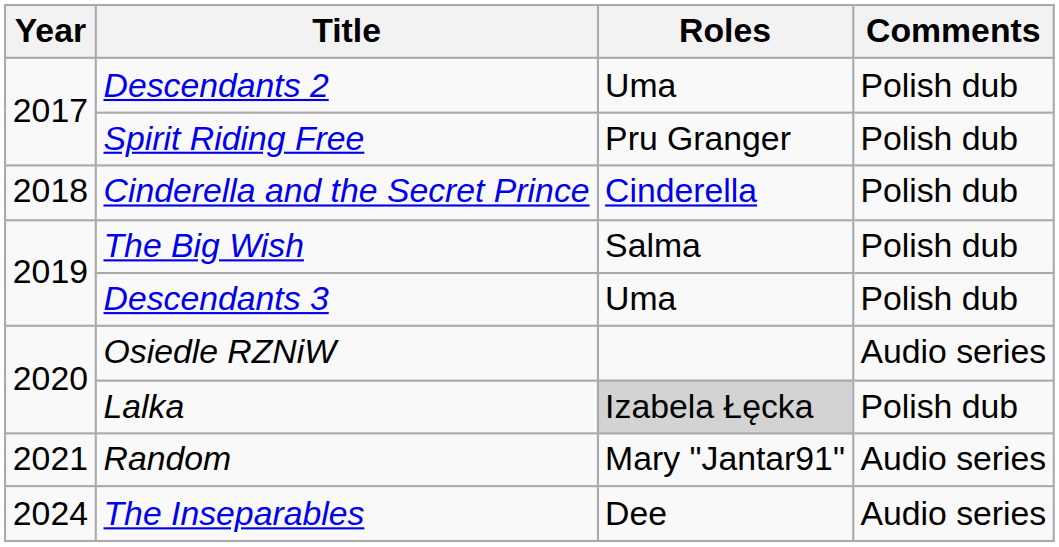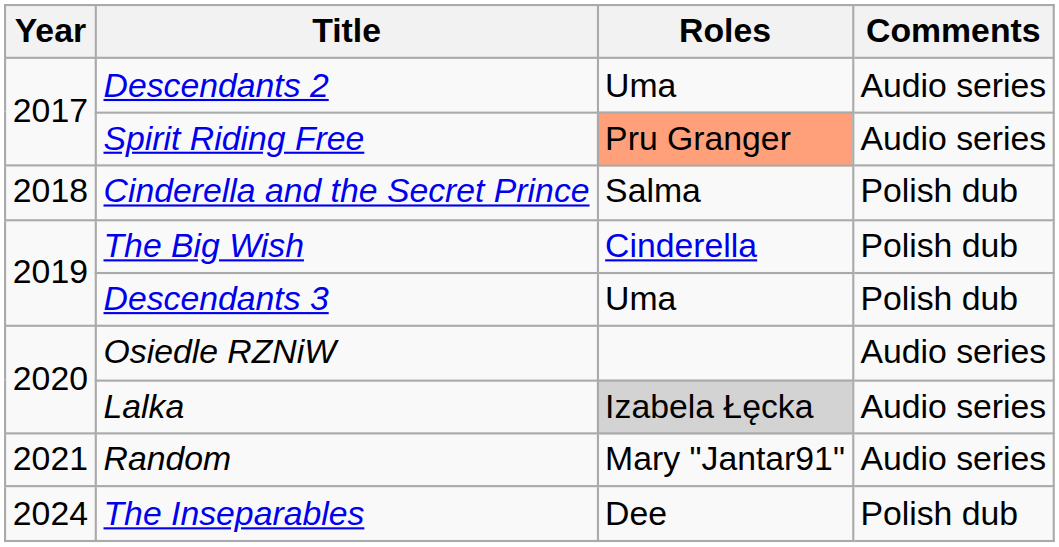(939, 84) Polish dub -> (953, 84) Audio series
(698, 138) no background -> (698, 138) lightsalmon background
(939, 138) Polish dub -> (953, 138) Audio series
(681, 191) Cinderella -> (653, 191) Salma
(653, 245) Salma -> (681, 245) Cinderella
(939, 406) Polish dub -> (953, 406) Audio series
(953, 513) Audio series -> (939, 513) Polish dub
